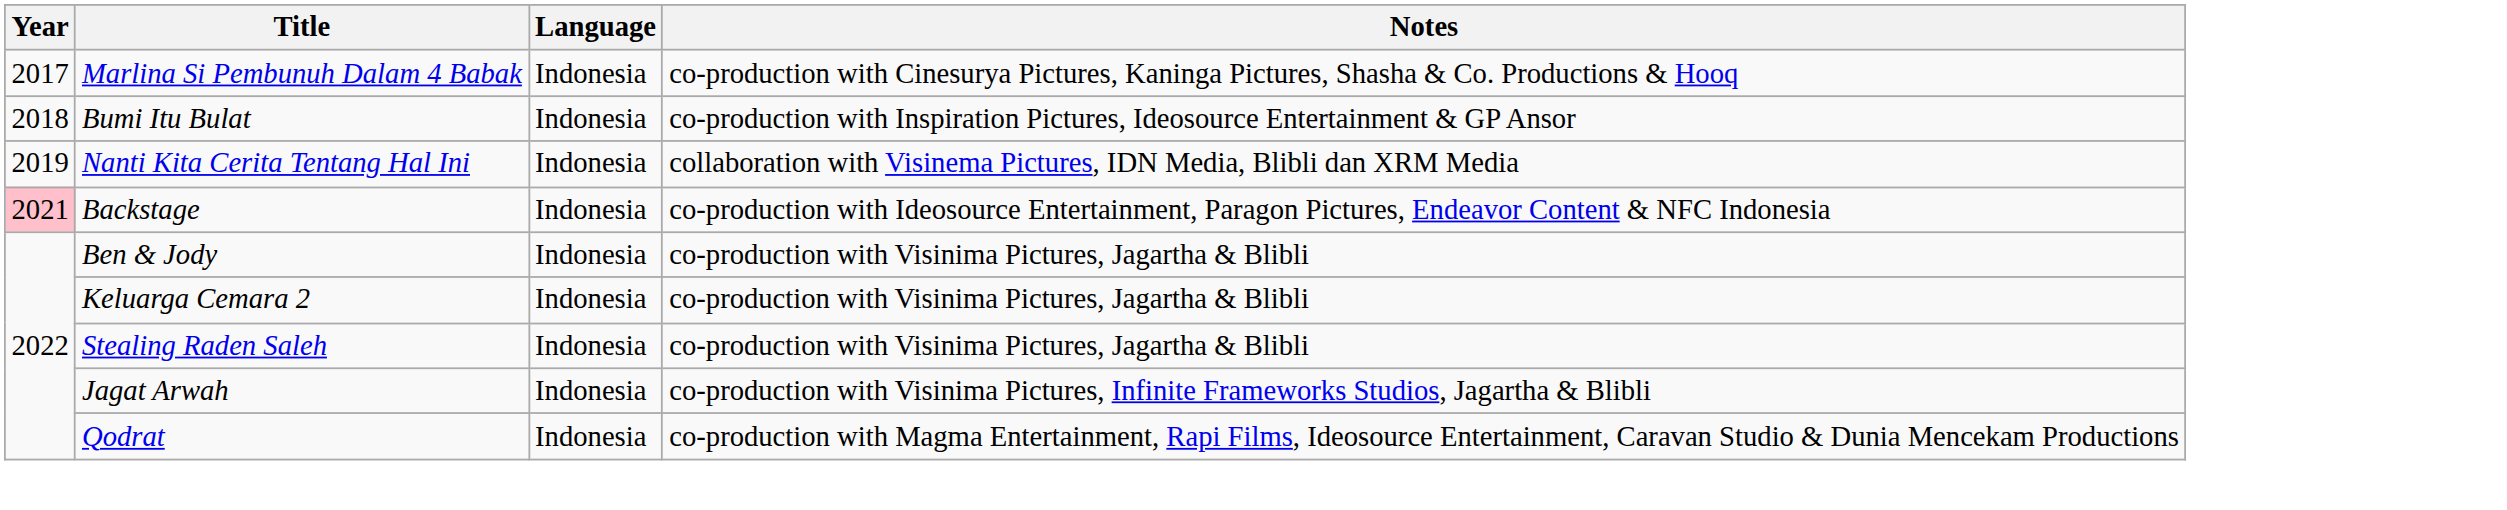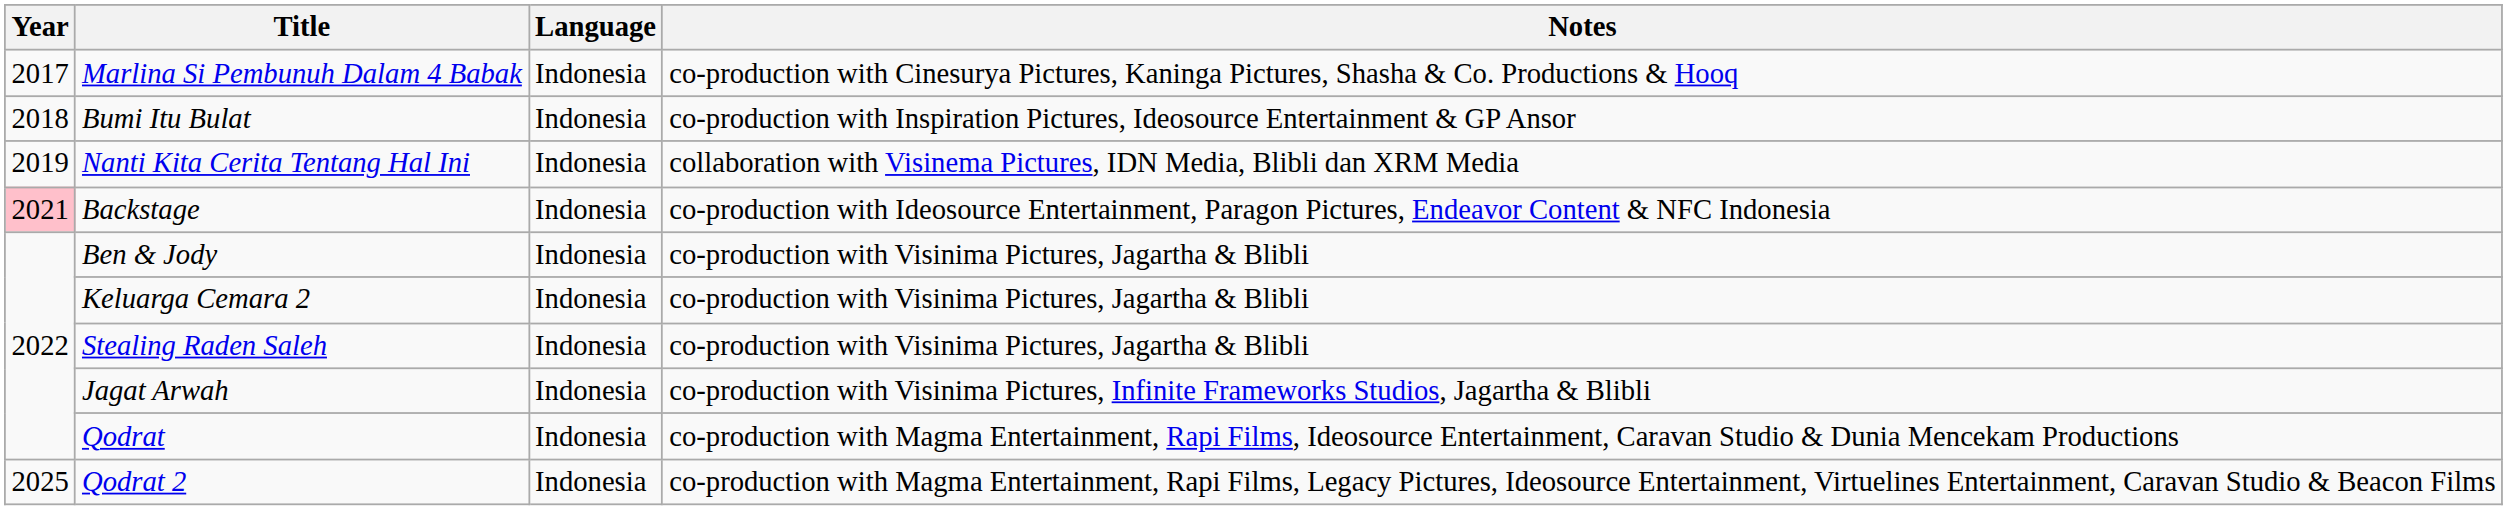+ row: (134, 481)
